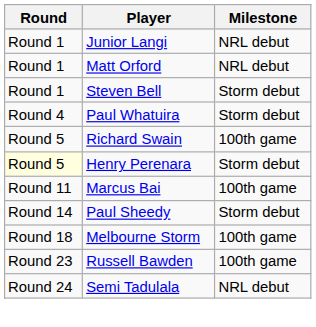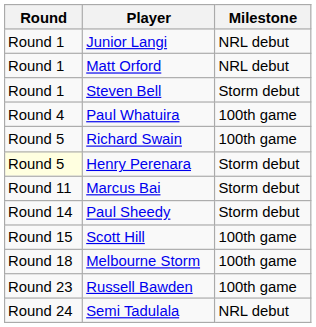(259, 114) Storm debut -> (258, 114) 100th game
(258, 188) 100th game -> (259, 188) Storm debut
+ row: (116, 237)
